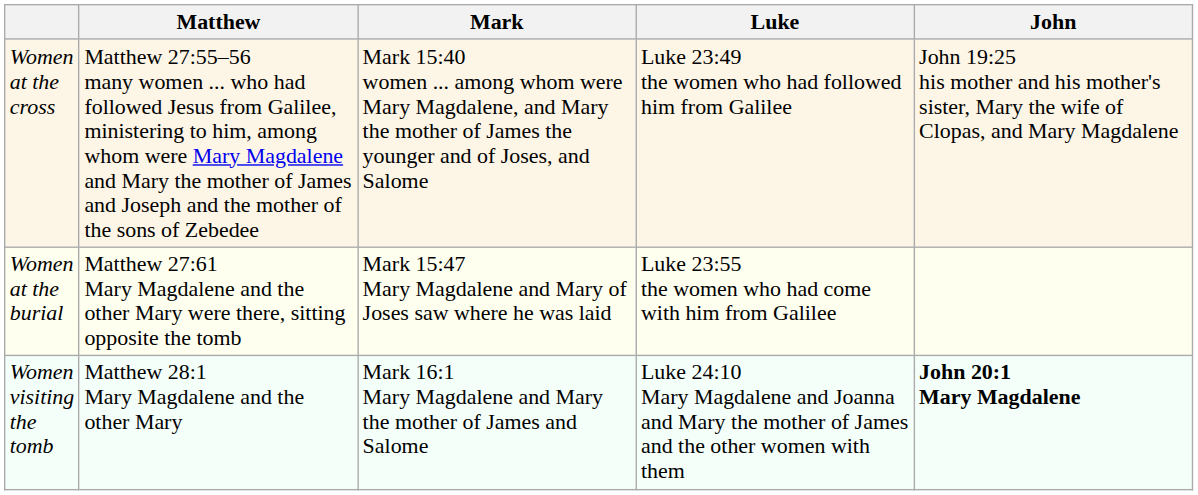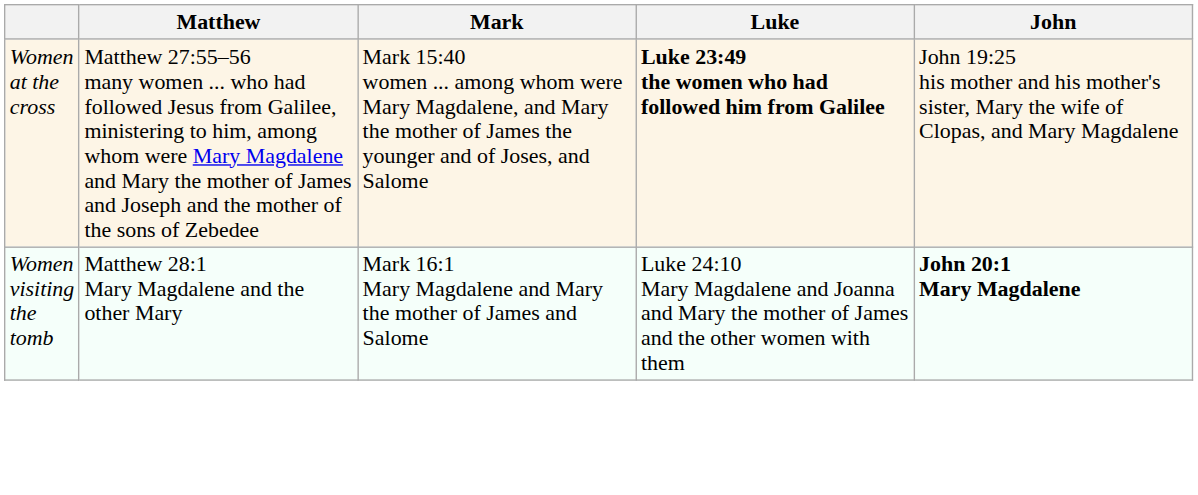(771, 81) normal -> (763, 81) bold
- row: (42, 288)
